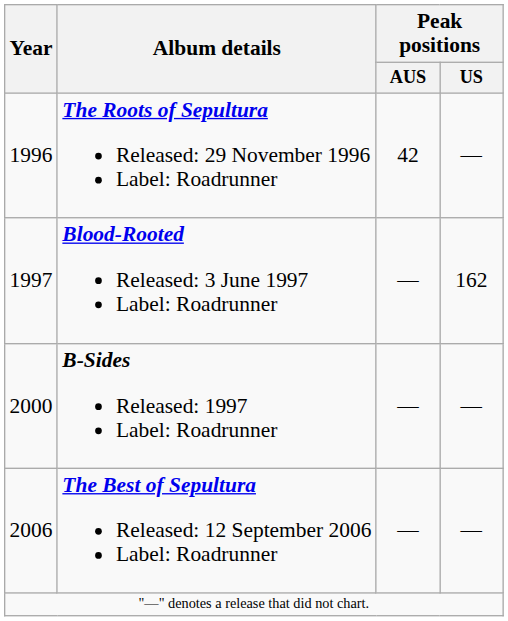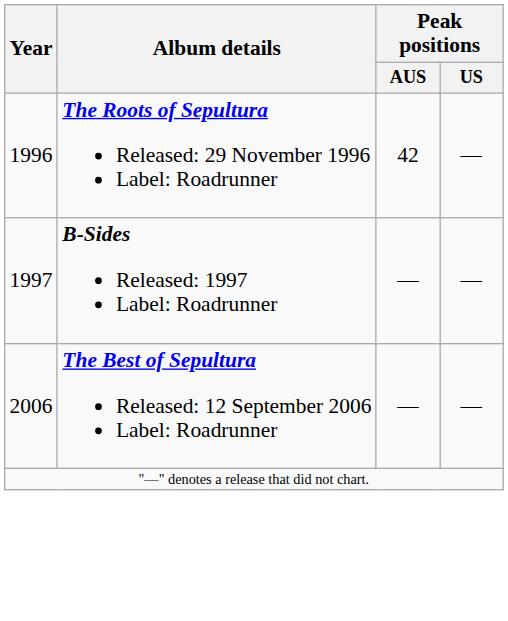- row: (217, 270)
(31, 405) 2000 -> (31, 280) 1997
